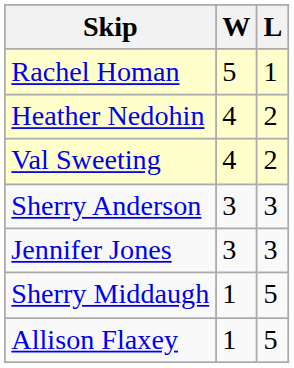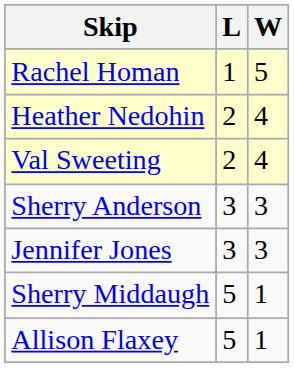columns swapped: (236, 26) <-> (273, 26)
